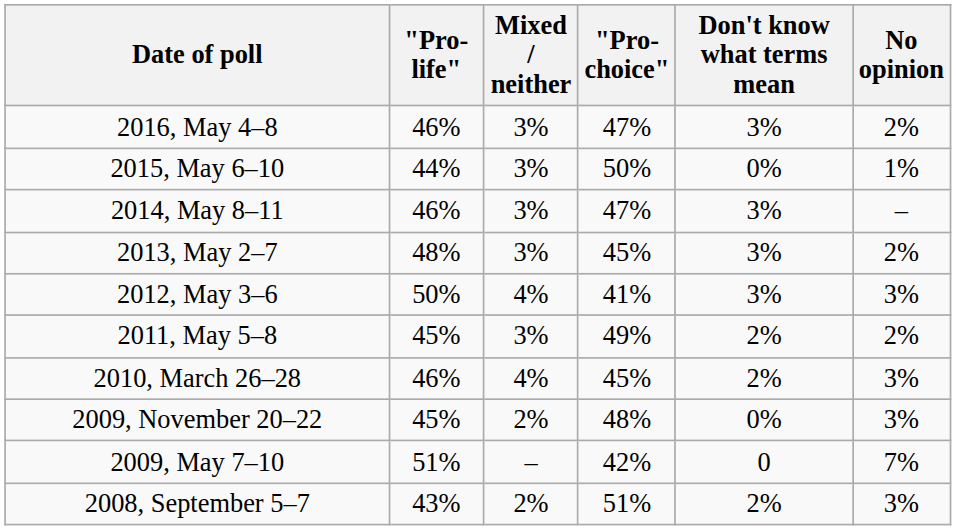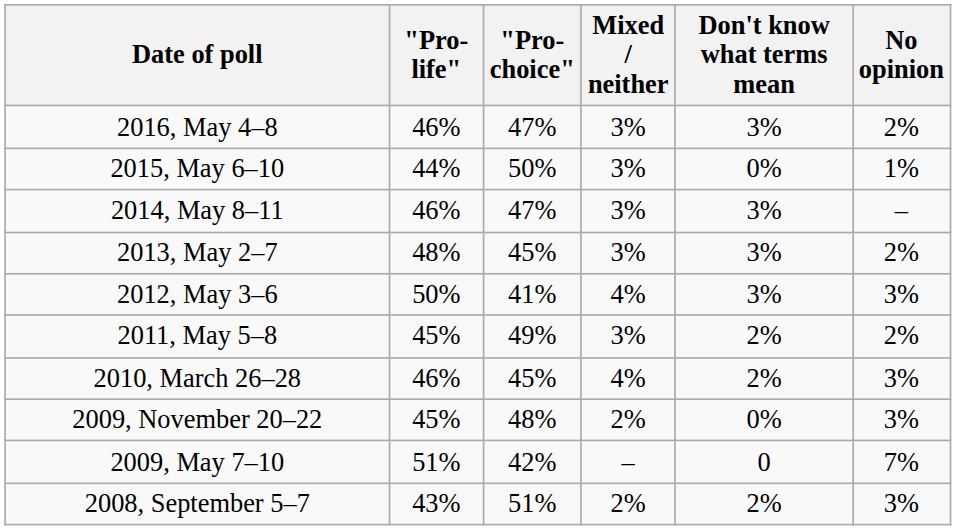columns swapped: (627, 55) <-> (531, 55)
